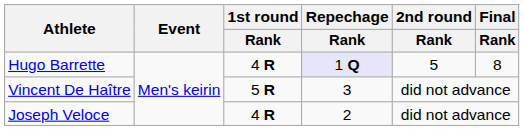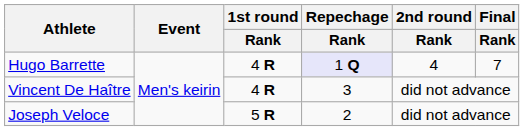(434, 65) 5 -> (434, 65) 4
(497, 65) 8 -> (497, 65) 7
(263, 90) 5 R -> (263, 90) 4 R
(263, 114) 4 R -> (263, 114) 5 R
